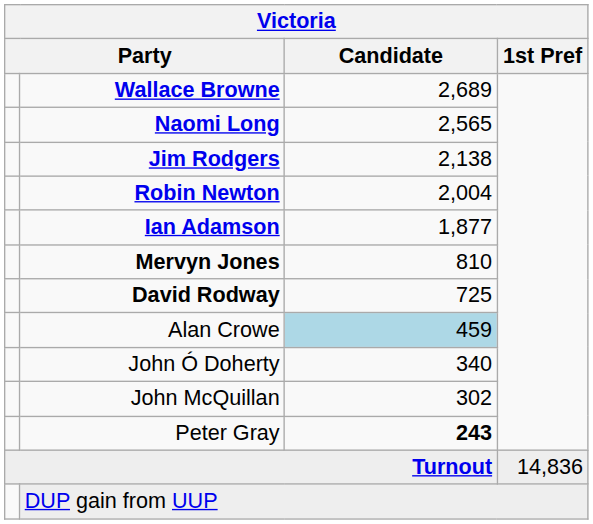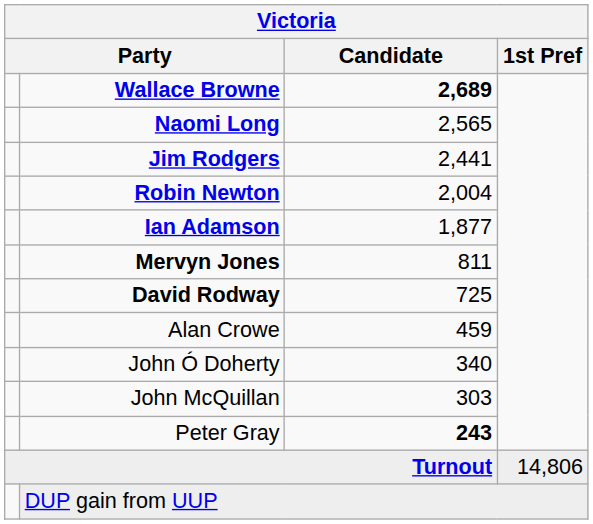(465, 90) normal -> (465, 90) bold
(465, 158) 2,138 -> (465, 158) 2,441
(474, 261) 810 -> (475, 261) 811
(474, 329) lightblue background -> (474, 329) no background
(474, 398) 302 -> (474, 398) 303
(550, 466) 14,836 -> (550, 466) 14,806
